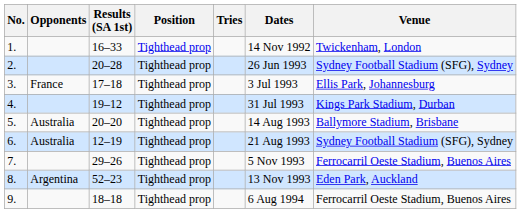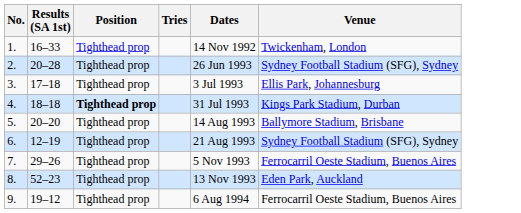- column: (58, 20)
(107, 103) 19–12 -> (45, 103) 18–18
(174, 103) normal -> (116, 103) bold
(107, 198) 18–18 -> (45, 198) 19–12
